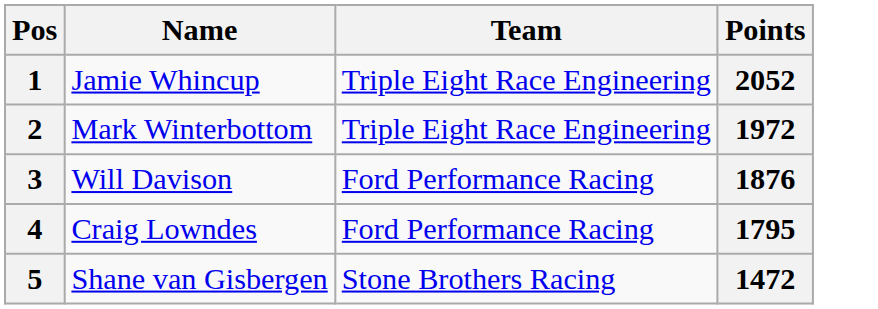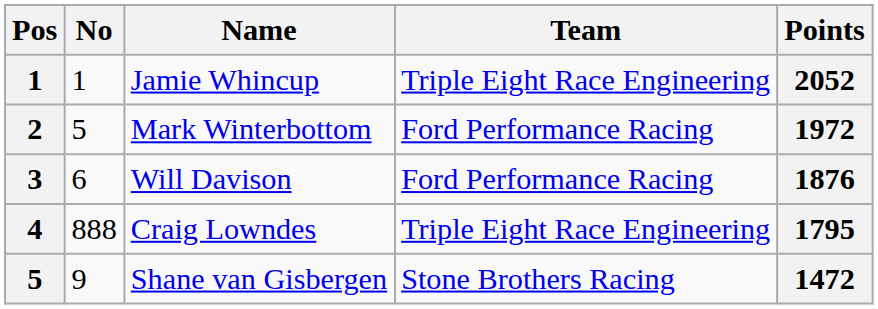+ column: (94, 29)
(526, 129) Triple Eight Race Engineering -> (557, 129) Ford Performance Racing
(498, 229) Ford Performance Racing -> (586, 229) Triple Eight Race Engineering
